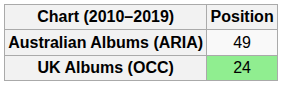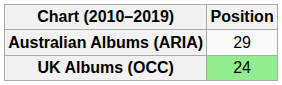(242, 42) 49 -> (242, 42) 29
